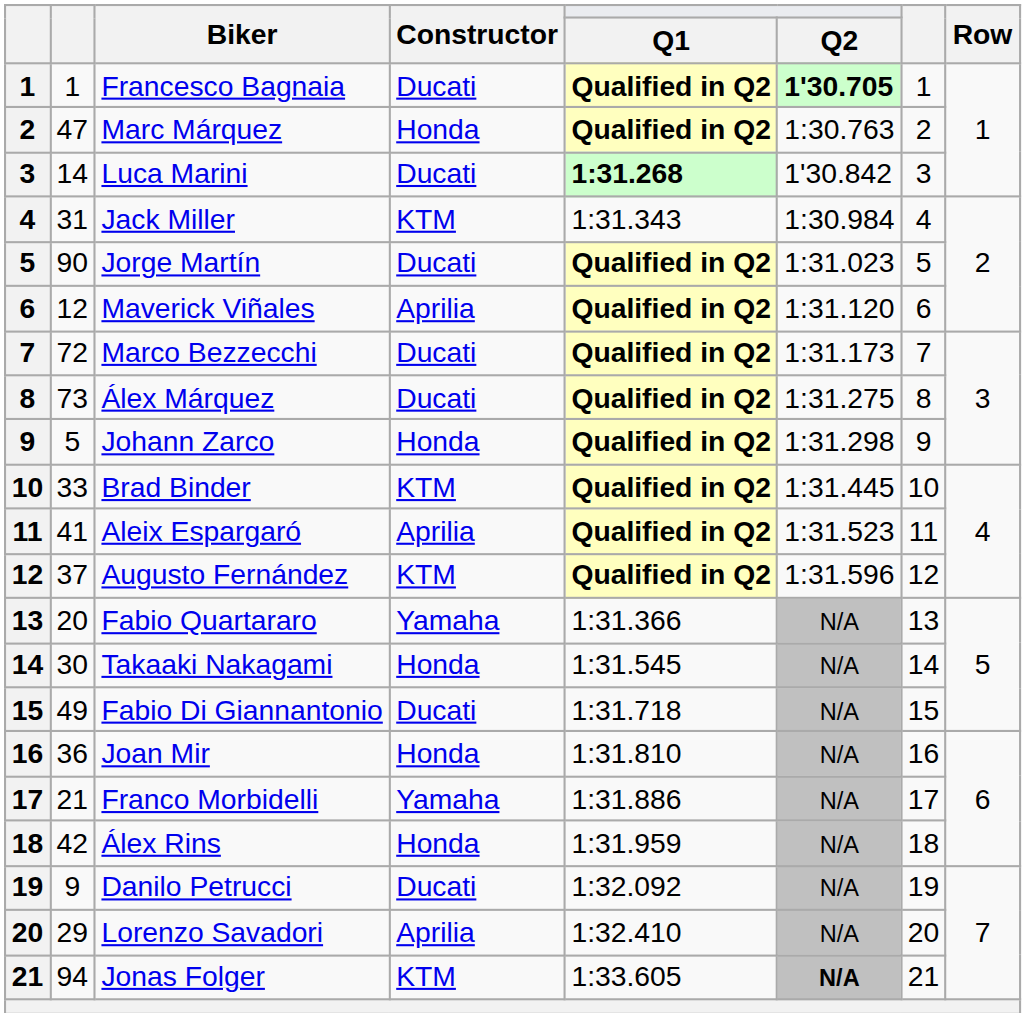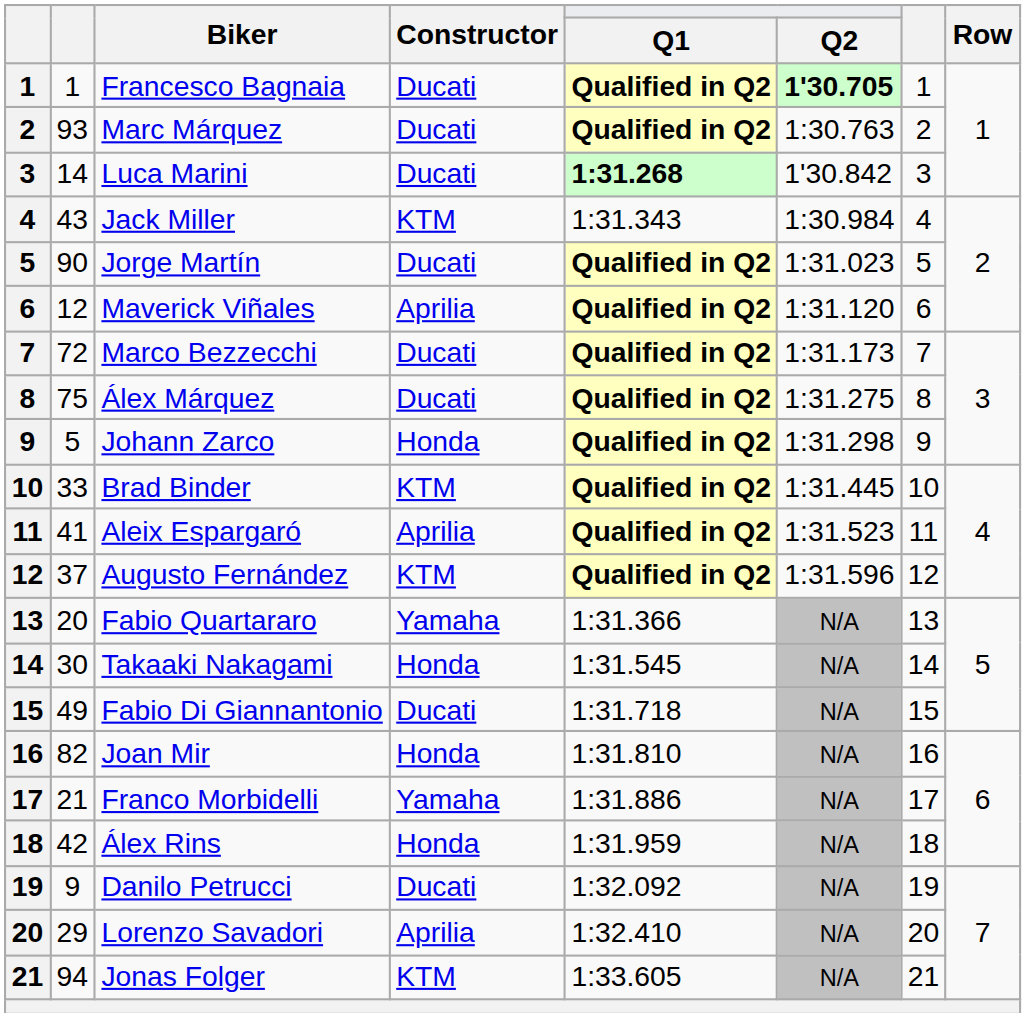(72, 129) 47 -> (72, 129) 93
(438, 129) Honda -> (436, 129) Ducati
(72, 219) 31 -> (72, 219) 43
(72, 397) 73 -> (72, 397) 75
(72, 754) 36 -> (72, 754) 82
(839, 977) bold -> (839, 978) normal
